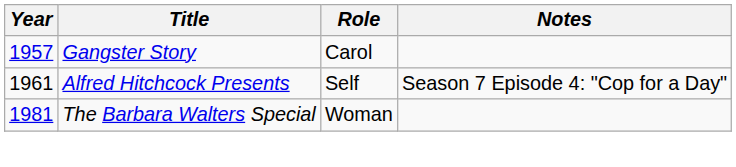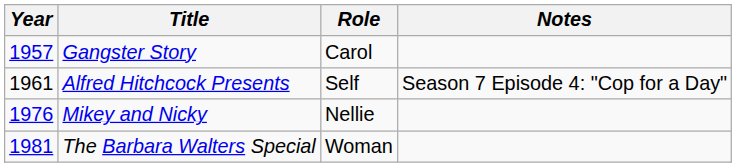+ row: (135, 114)
